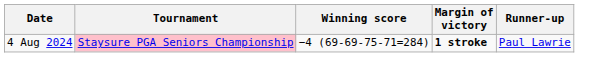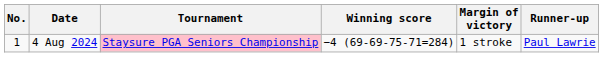+ column: (17, 20)
(461, 43) bold -> (486, 43) normal
